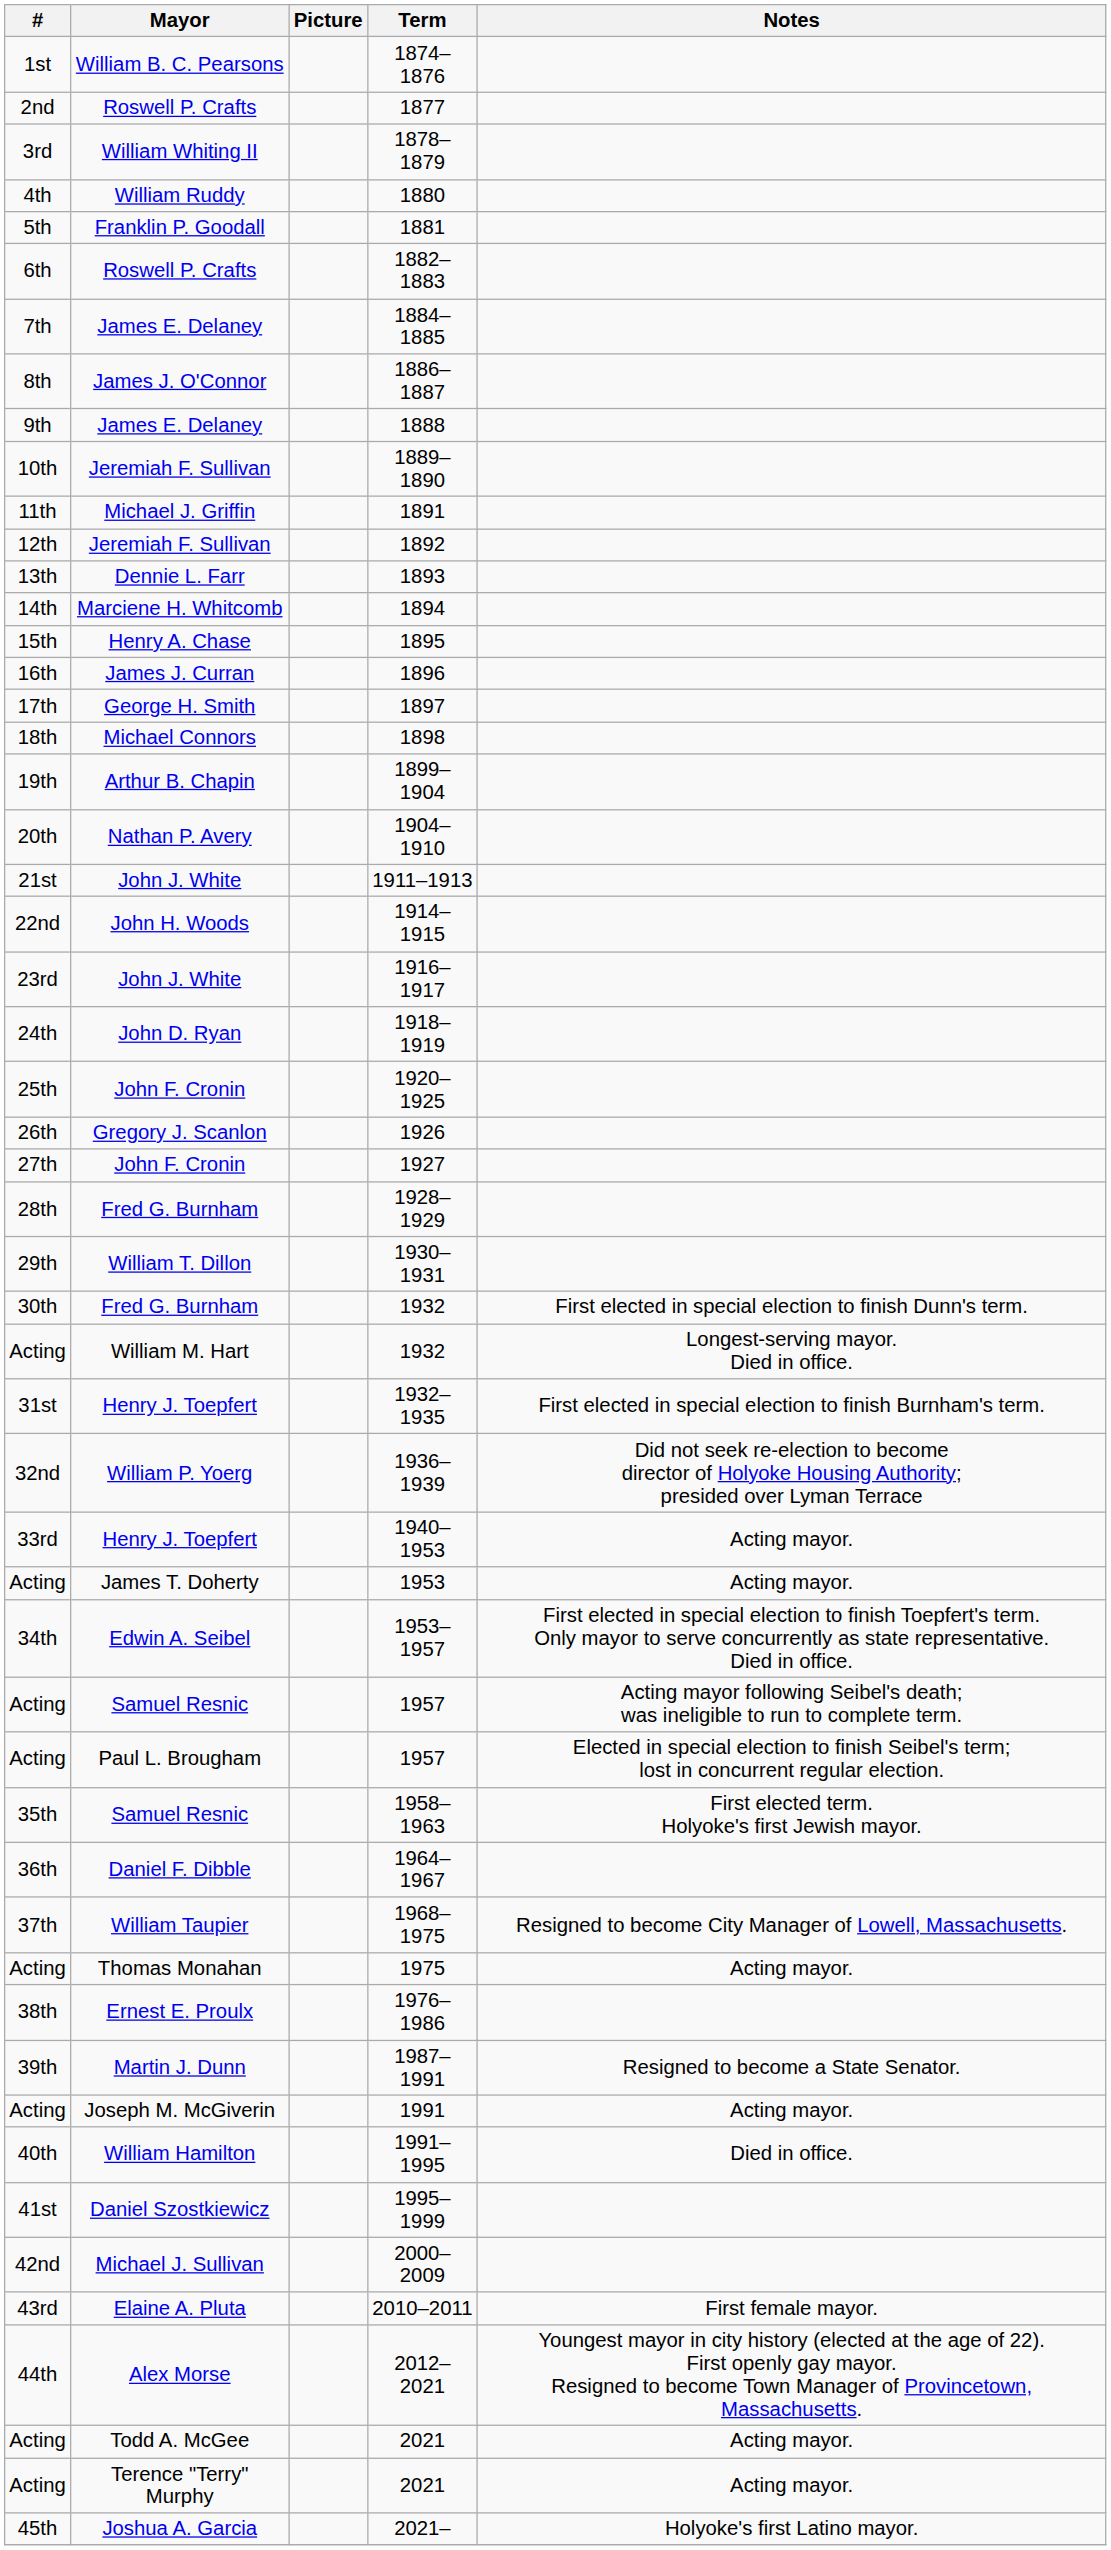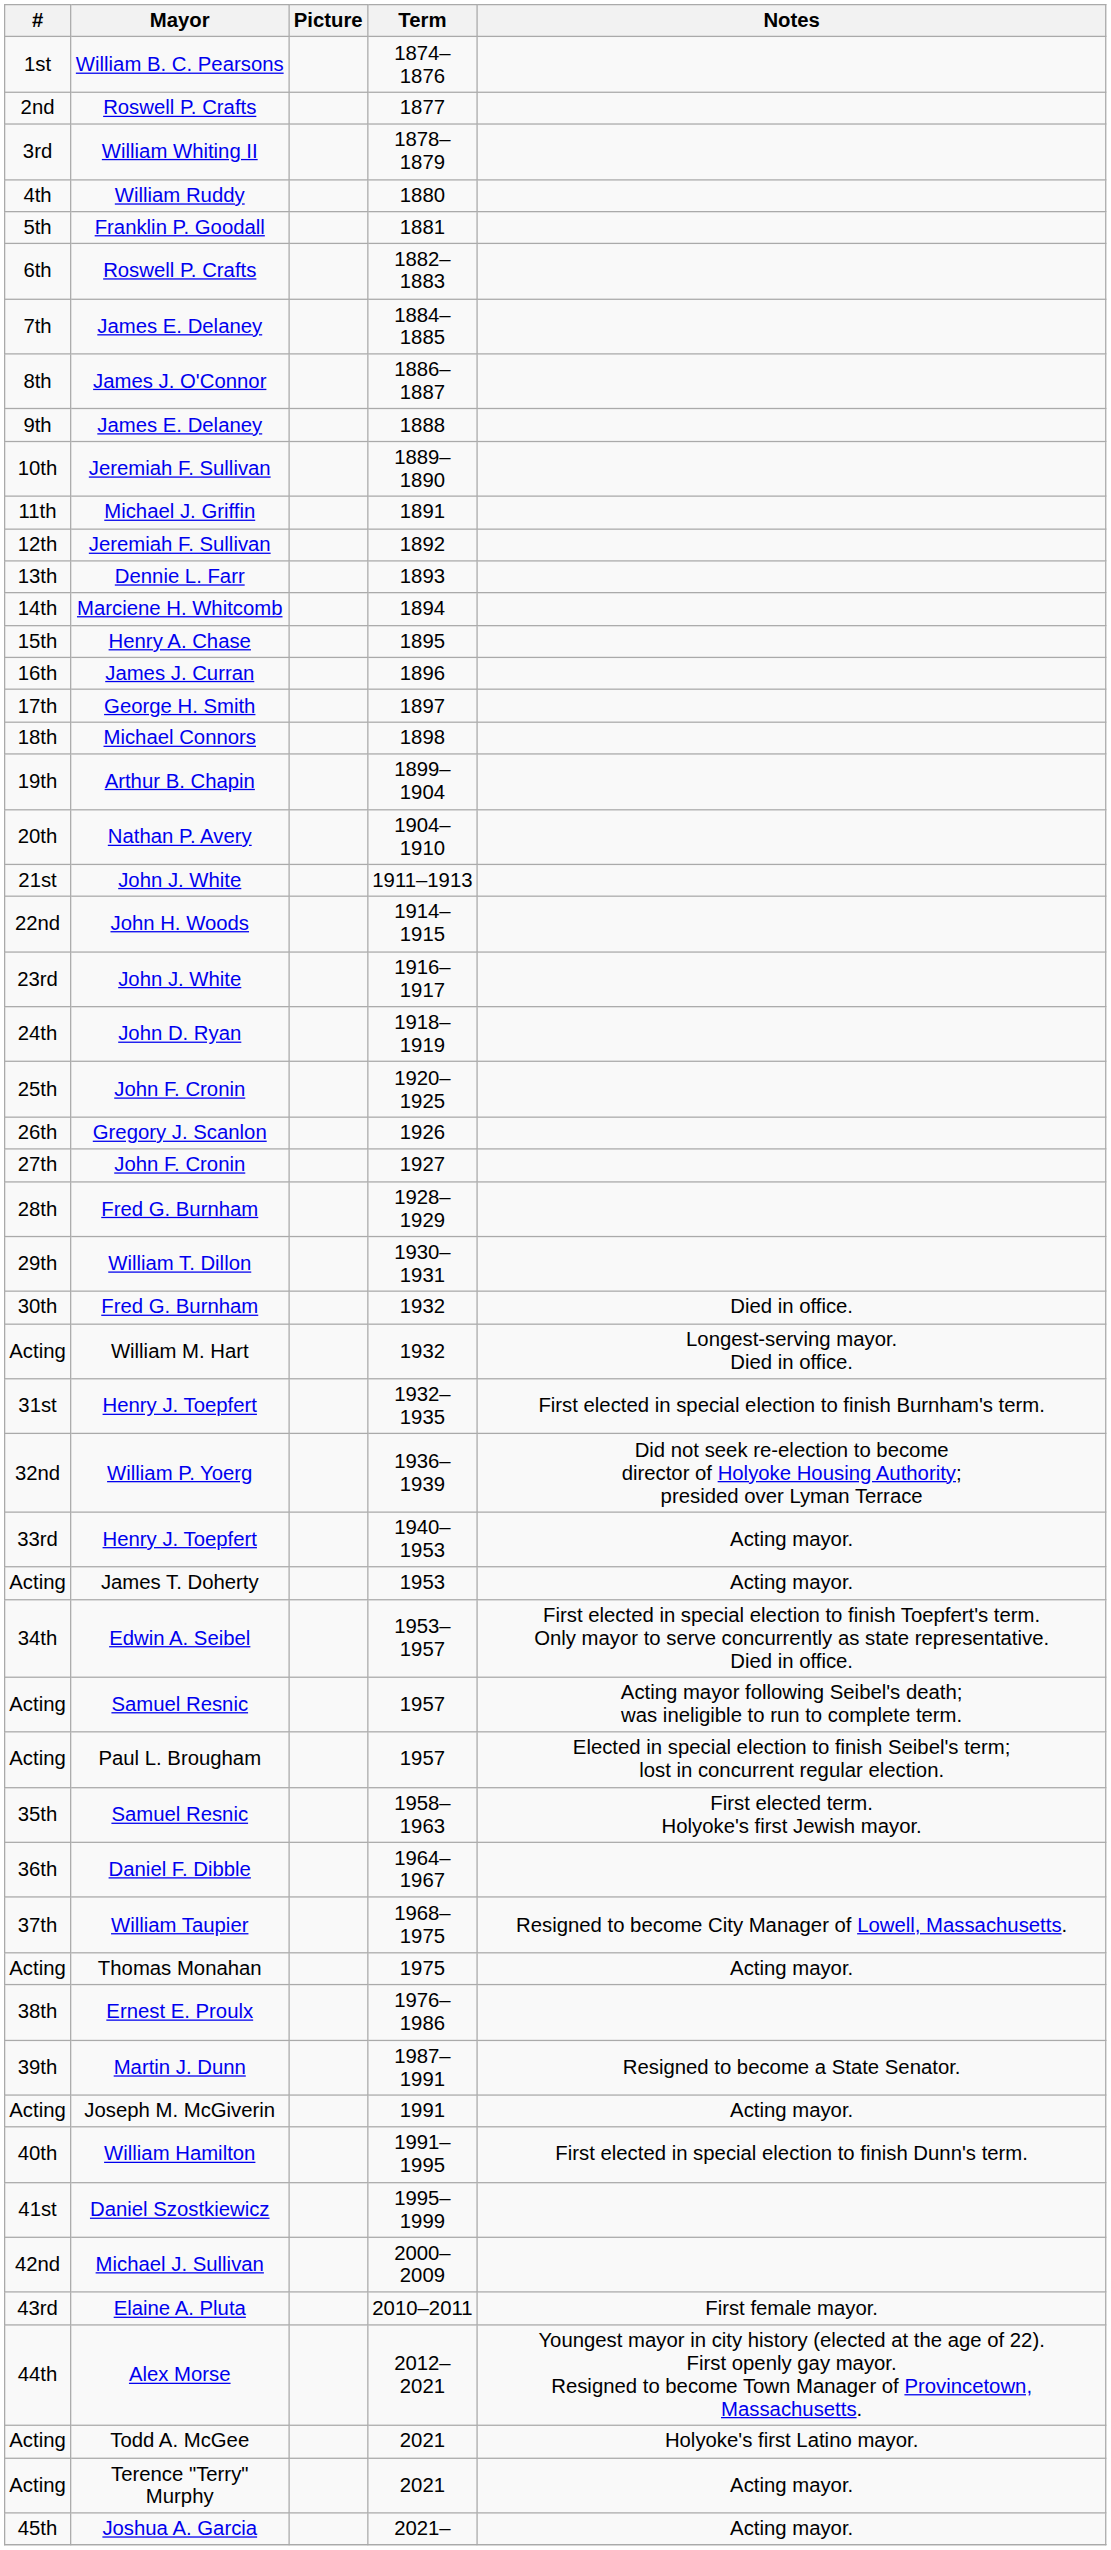(792, 1307) First elected in special election to finish Dunn's term. -> (792, 1307) Died in office.
(792, 2154) Died in office. -> (792, 2154) First elected in special election to finish Dunn's term.
(792, 2441) Acting mayor. -> (792, 2441) Holyoke's first Latino mayor.
(792, 2528) Holyoke's first Latino mayor. -> (792, 2528) Acting mayor.
